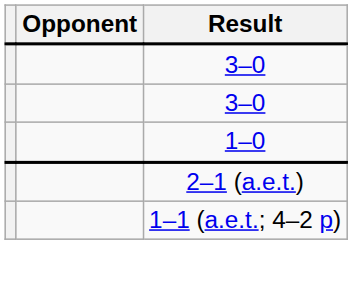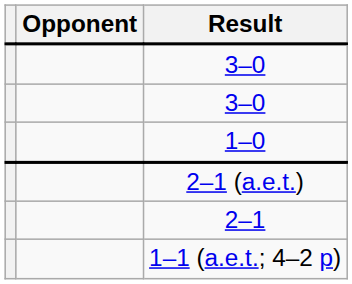+ row: (11, 220)
